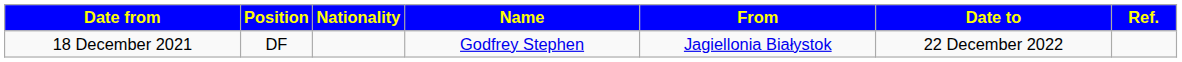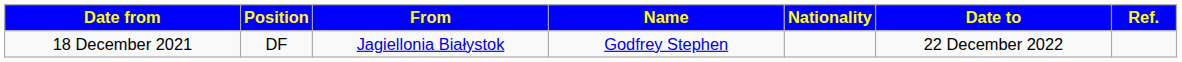columns swapped: (358, 18) <-> (758, 18)
